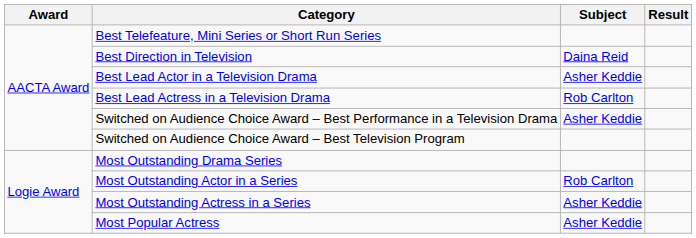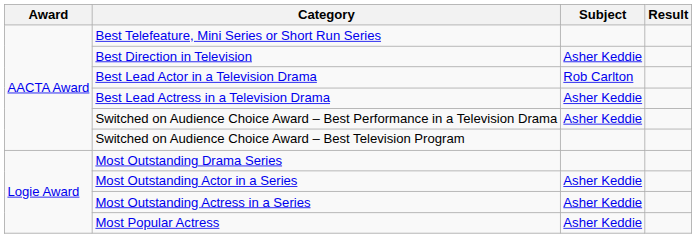(596, 56) Daina Reid -> (603, 56) Asher Keddie
(603, 77) Asher Keddie -> (598, 77) Rob Carlton
(598, 98) Rob Carlton -> (603, 98) Asher Keddie
(598, 181) Rob Carlton -> (603, 181) Asher Keddie
